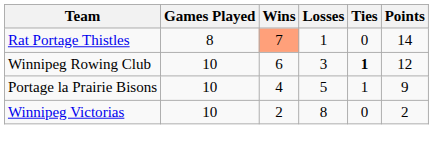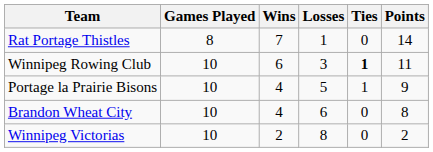(279, 40) lightsalmon background -> (279, 40) no background
(405, 64) 12 -> (405, 64) 11
+ row: (70, 111)
